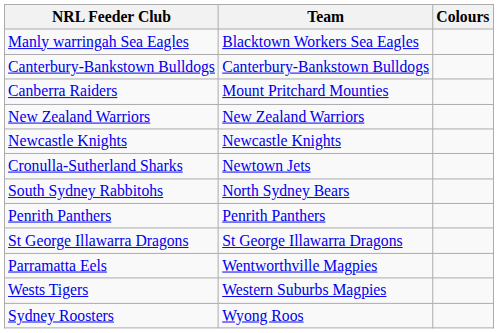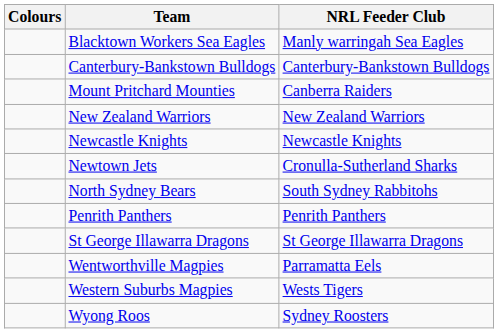columns swapped: (463, 16) <-> (112, 16)
